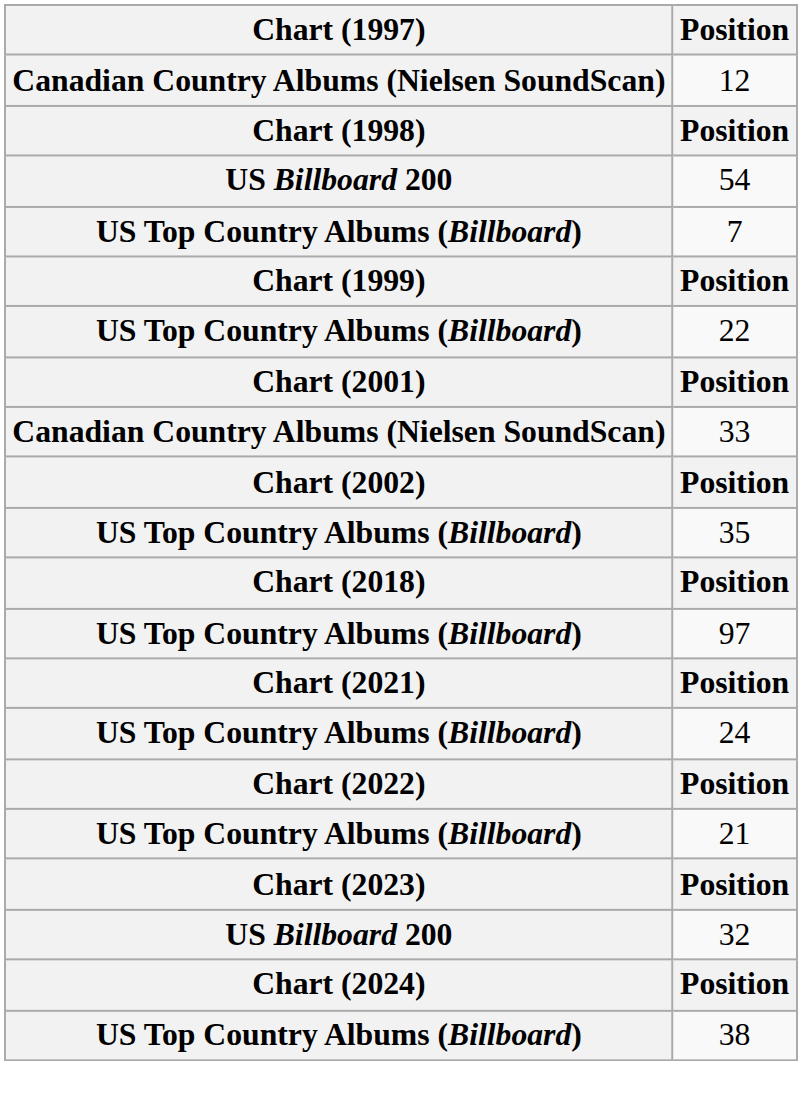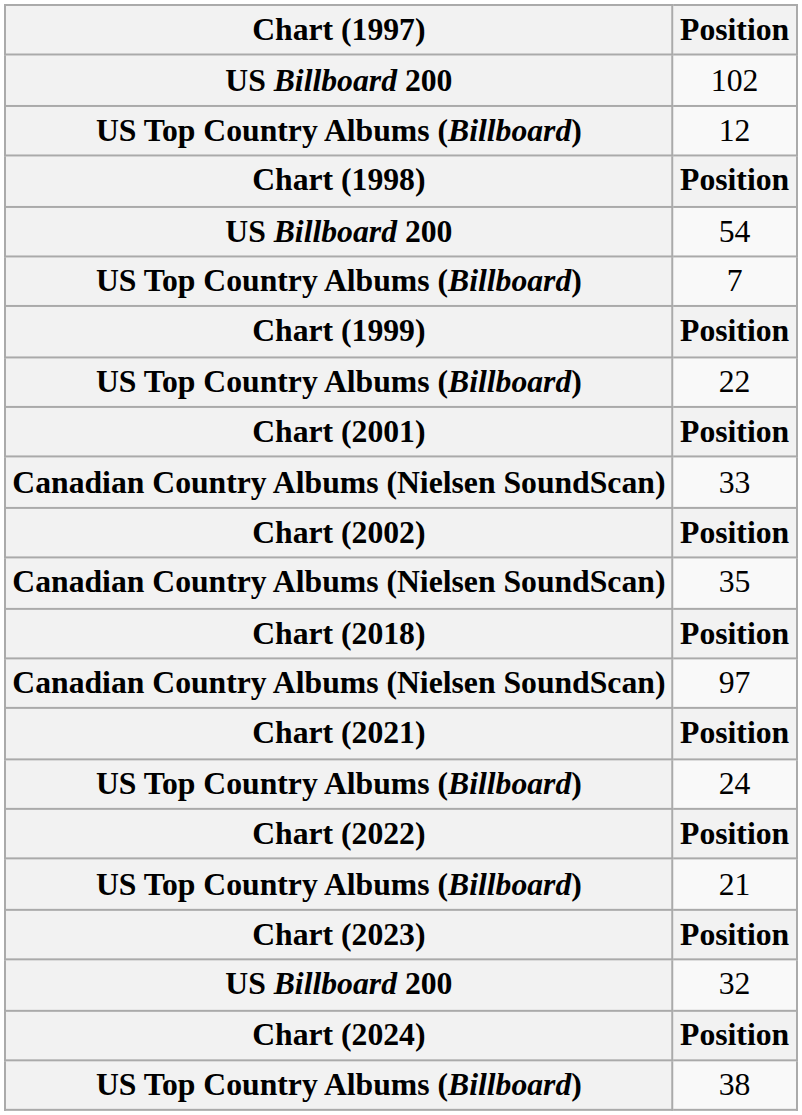+ row: (735, 79)
(339, 79) Canadian Country Albums (Nielsen SoundScan) -> (339, 130) US Top Country Albums (Billboard)
(339, 532) US Top Country Albums (Billboard) -> (339, 582) Canadian Country Albums (Nielsen SoundScan)
(339, 632) US Top Country Albums (Billboard) -> (339, 682) Canadian Country Albums (Nielsen SoundScan)
